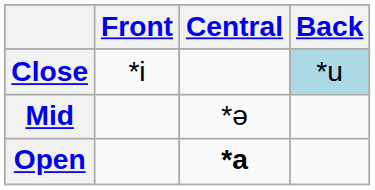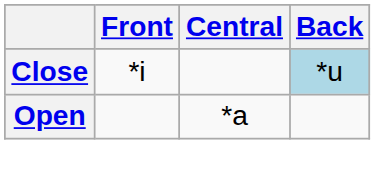- row: (50, 116)
(234, 160) bold -> (234, 116) normal
